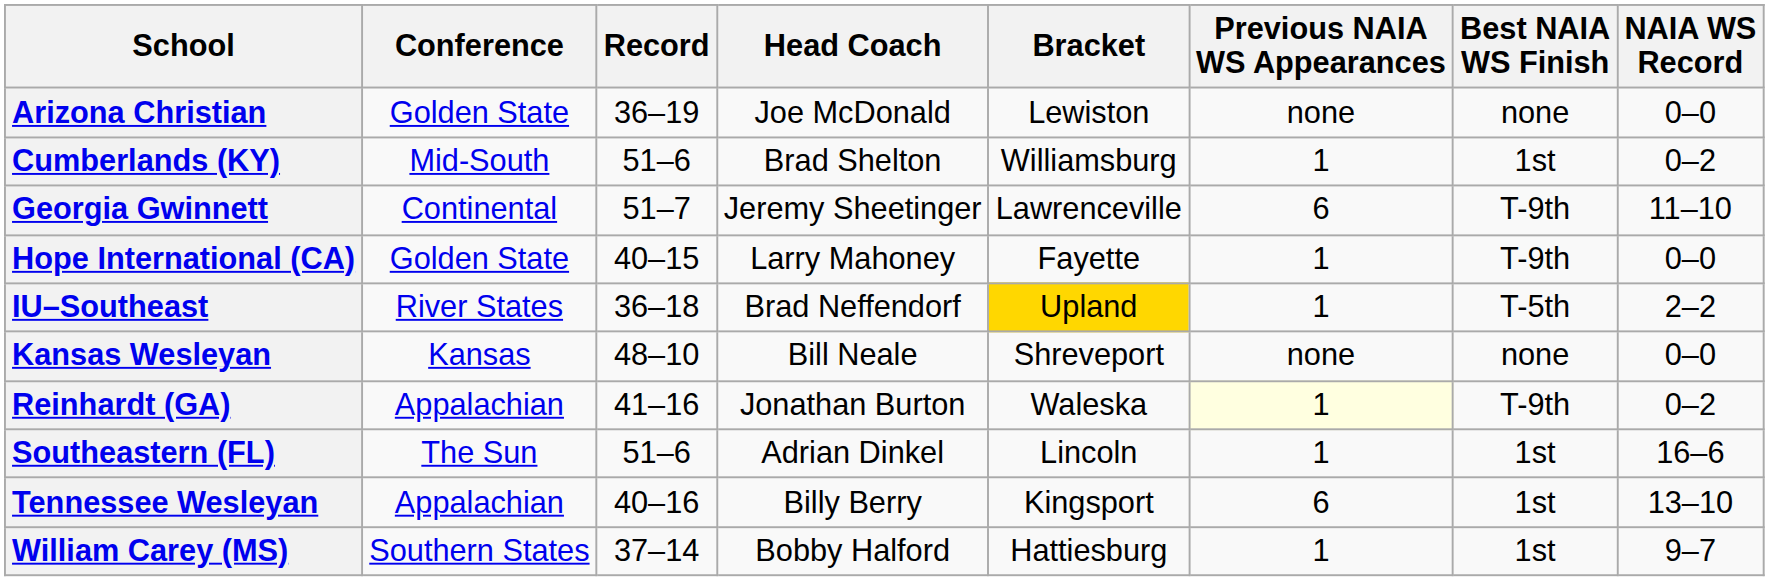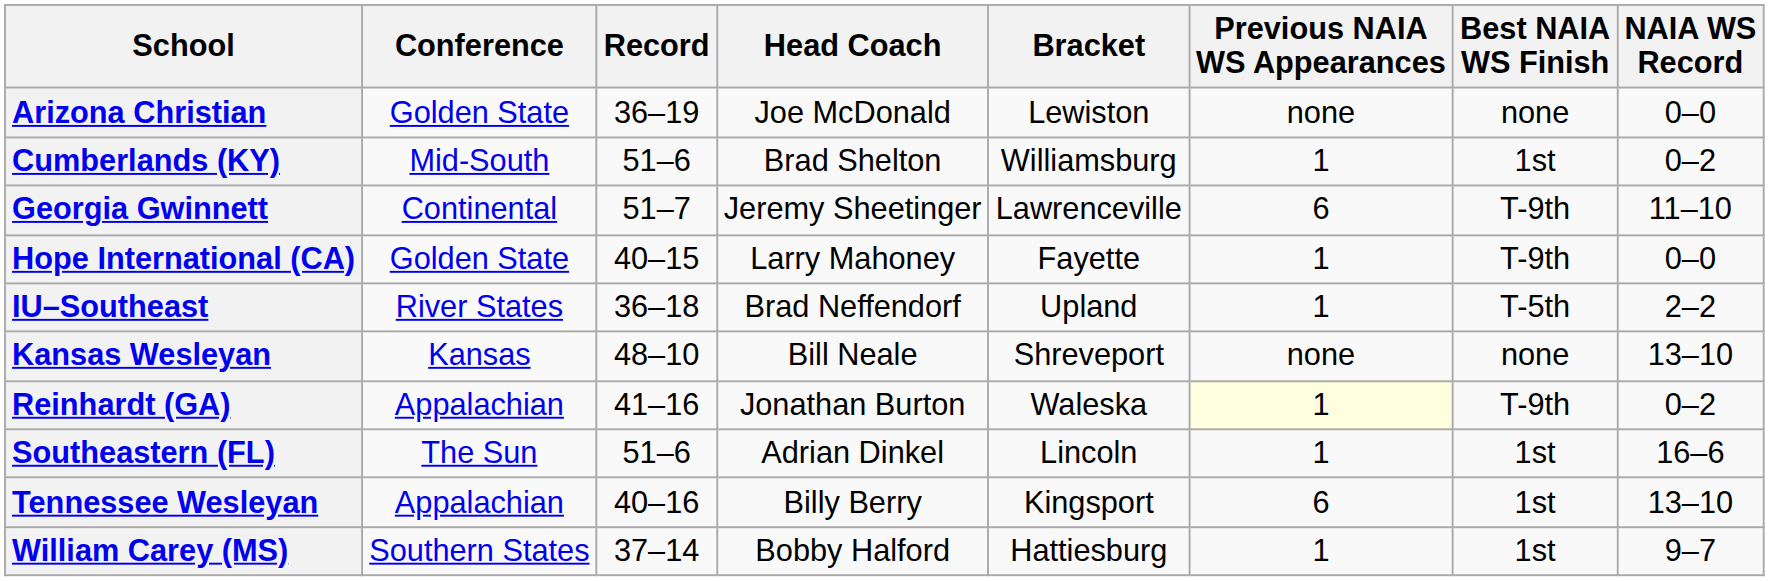(1089, 307) gold background -> (1089, 307) no background
(1690, 355) 0–0 -> (1690, 355) 13–10
